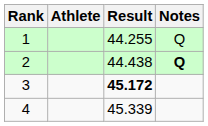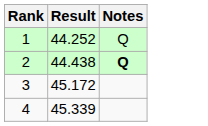- column: (76, 16)
(130, 39) 44.255 -> (73, 39) 44.252
(130, 86) bold -> (73, 86) normal
